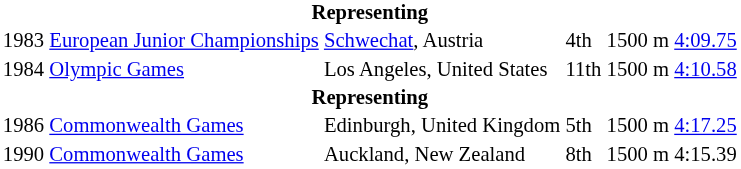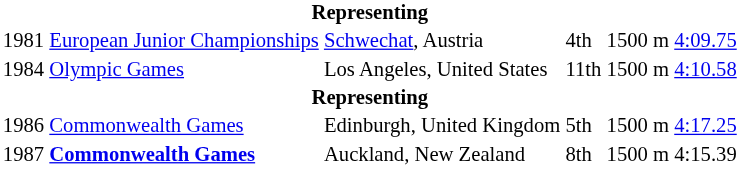(24, 40) 1983 -> (24, 40) 1981
(24, 154) 1990 -> (24, 154) 1987
(146, 154) normal -> (152, 154) bold
